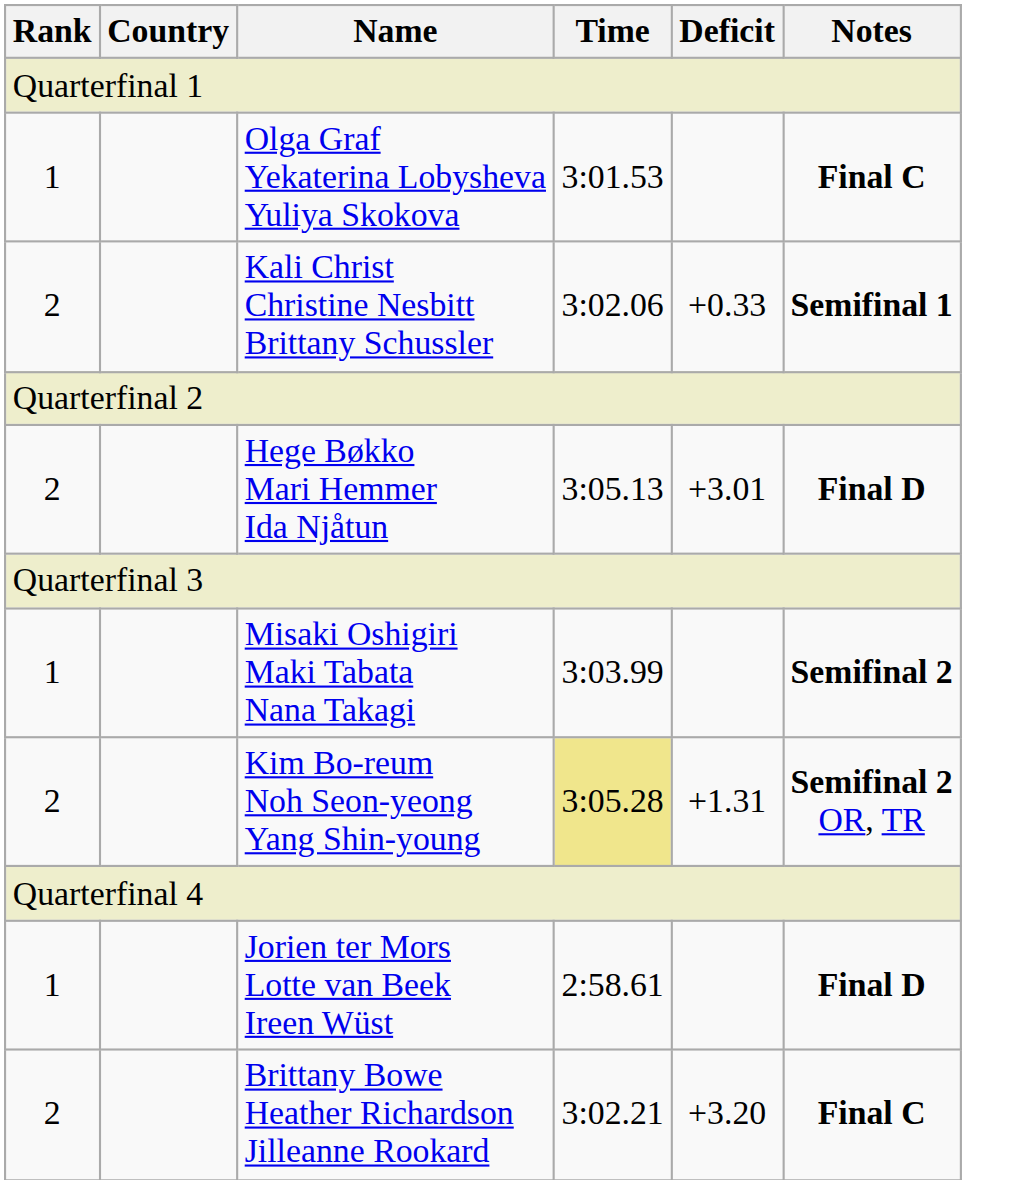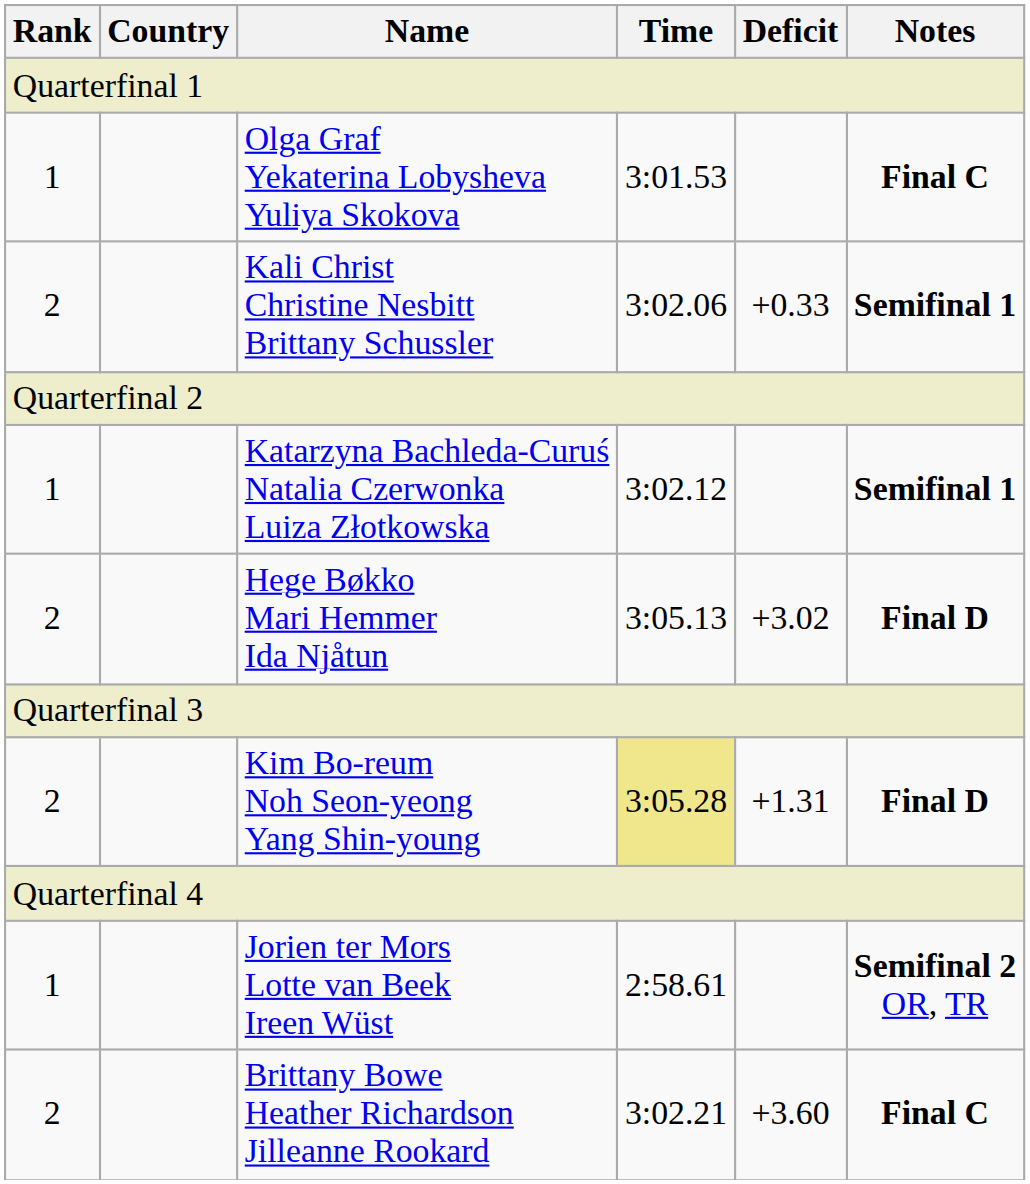+ row: (427, 488)
(727, 488) +3.01 -> (791, 618) +3.02
- row: (351, 671)
(872, 801) Semifinal 2 OR, TR -> (935, 801) Final D
(872, 984) Final D -> (935, 984) Semifinal 2 OR, TR
(727, 1113) +3.20 -> (791, 1113) +3.60
